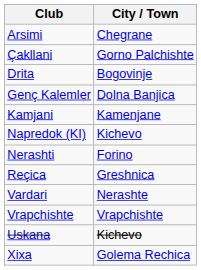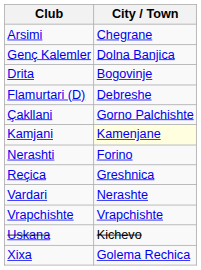rows swapped: (30, 54) <-> (49, 94)
+ row: (46, 94)
(129, 114) no background -> (129, 134) lightyellow background
- row: (47, 134)
